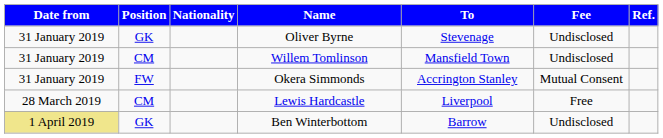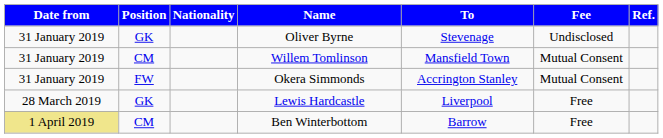(581, 58) Undisclosed -> (581, 58) Mutual Consent
(144, 101) CM -> (144, 101) GK
(144, 122) GK -> (144, 122) CM
(581, 122) Undisclosed -> (581, 122) Free
